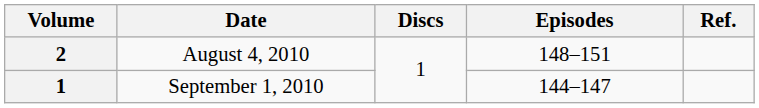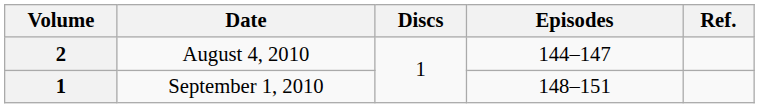(575, 53) 148–151 -> (575, 53) 144–147
(575, 86) 144–147 -> (575, 86) 148–151
